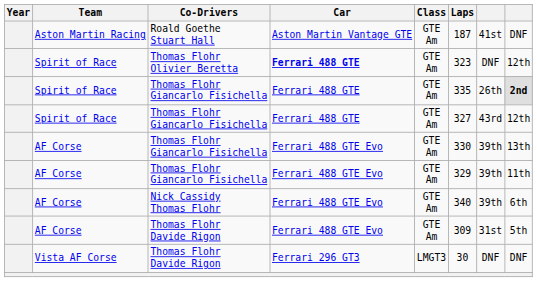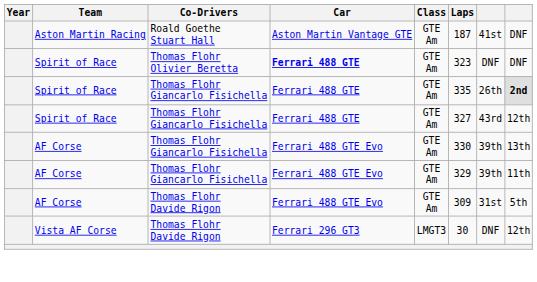(519, 62) 12th -> (519, 62) DNF
- row: (58, 202)
(519, 258) DNF -> (519, 230) 12th
